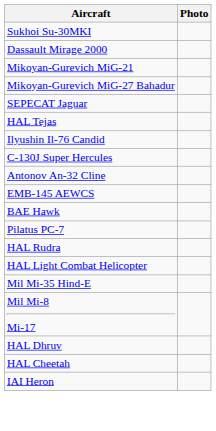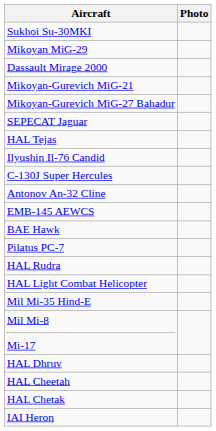+ row: (47, 49)
+ row: (36, 399)
